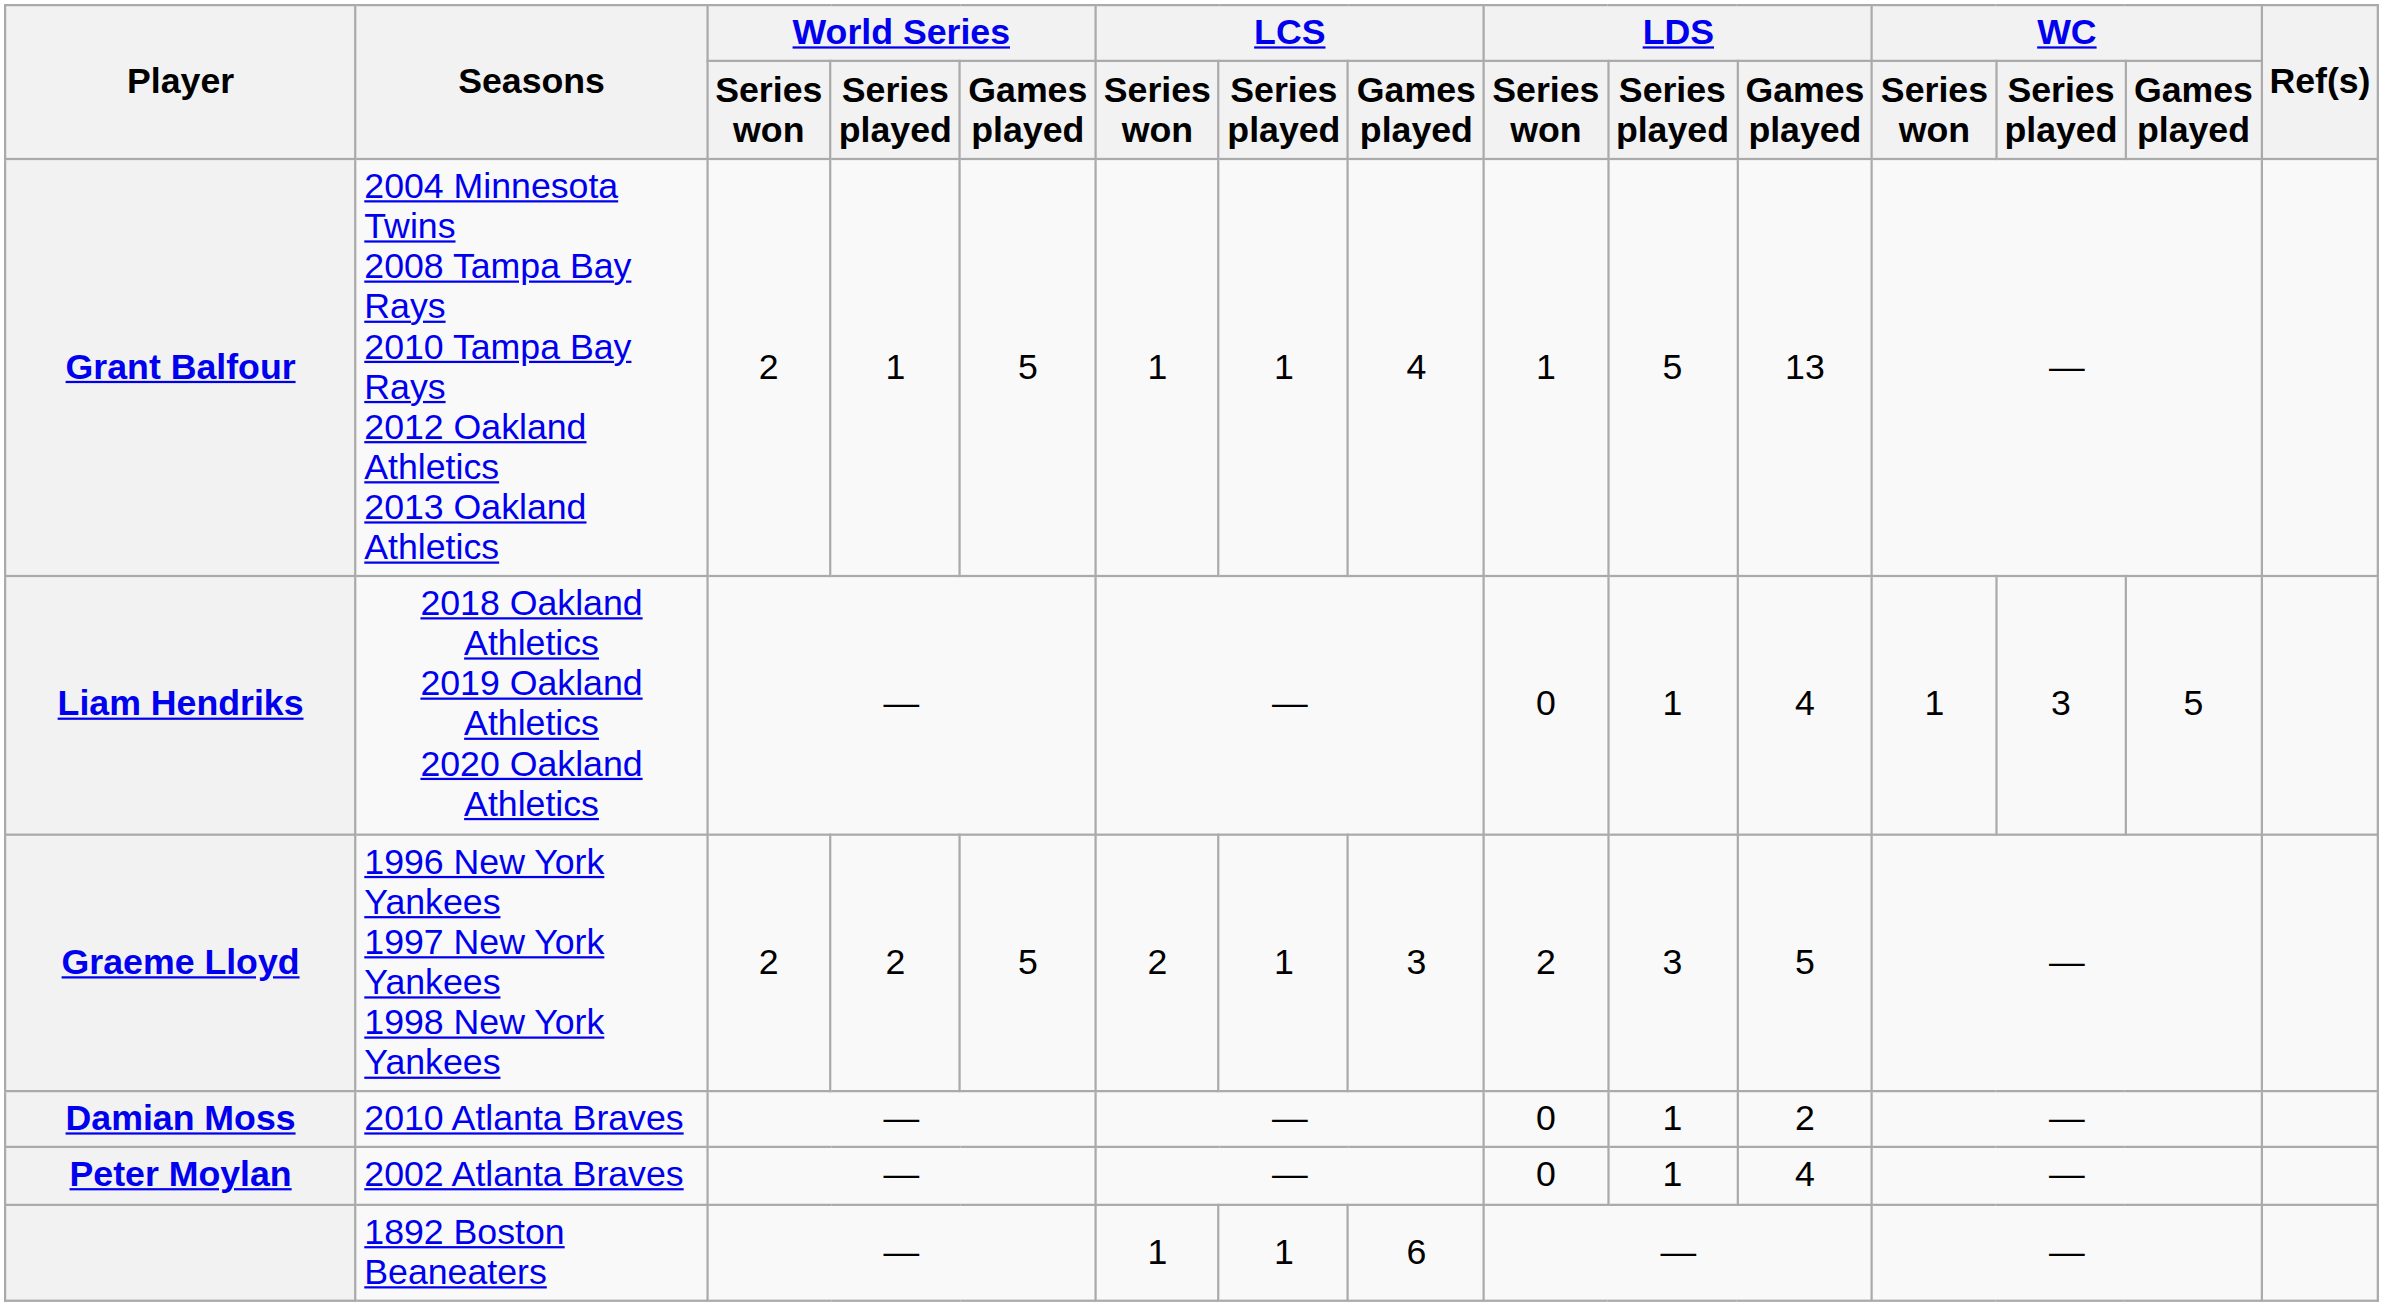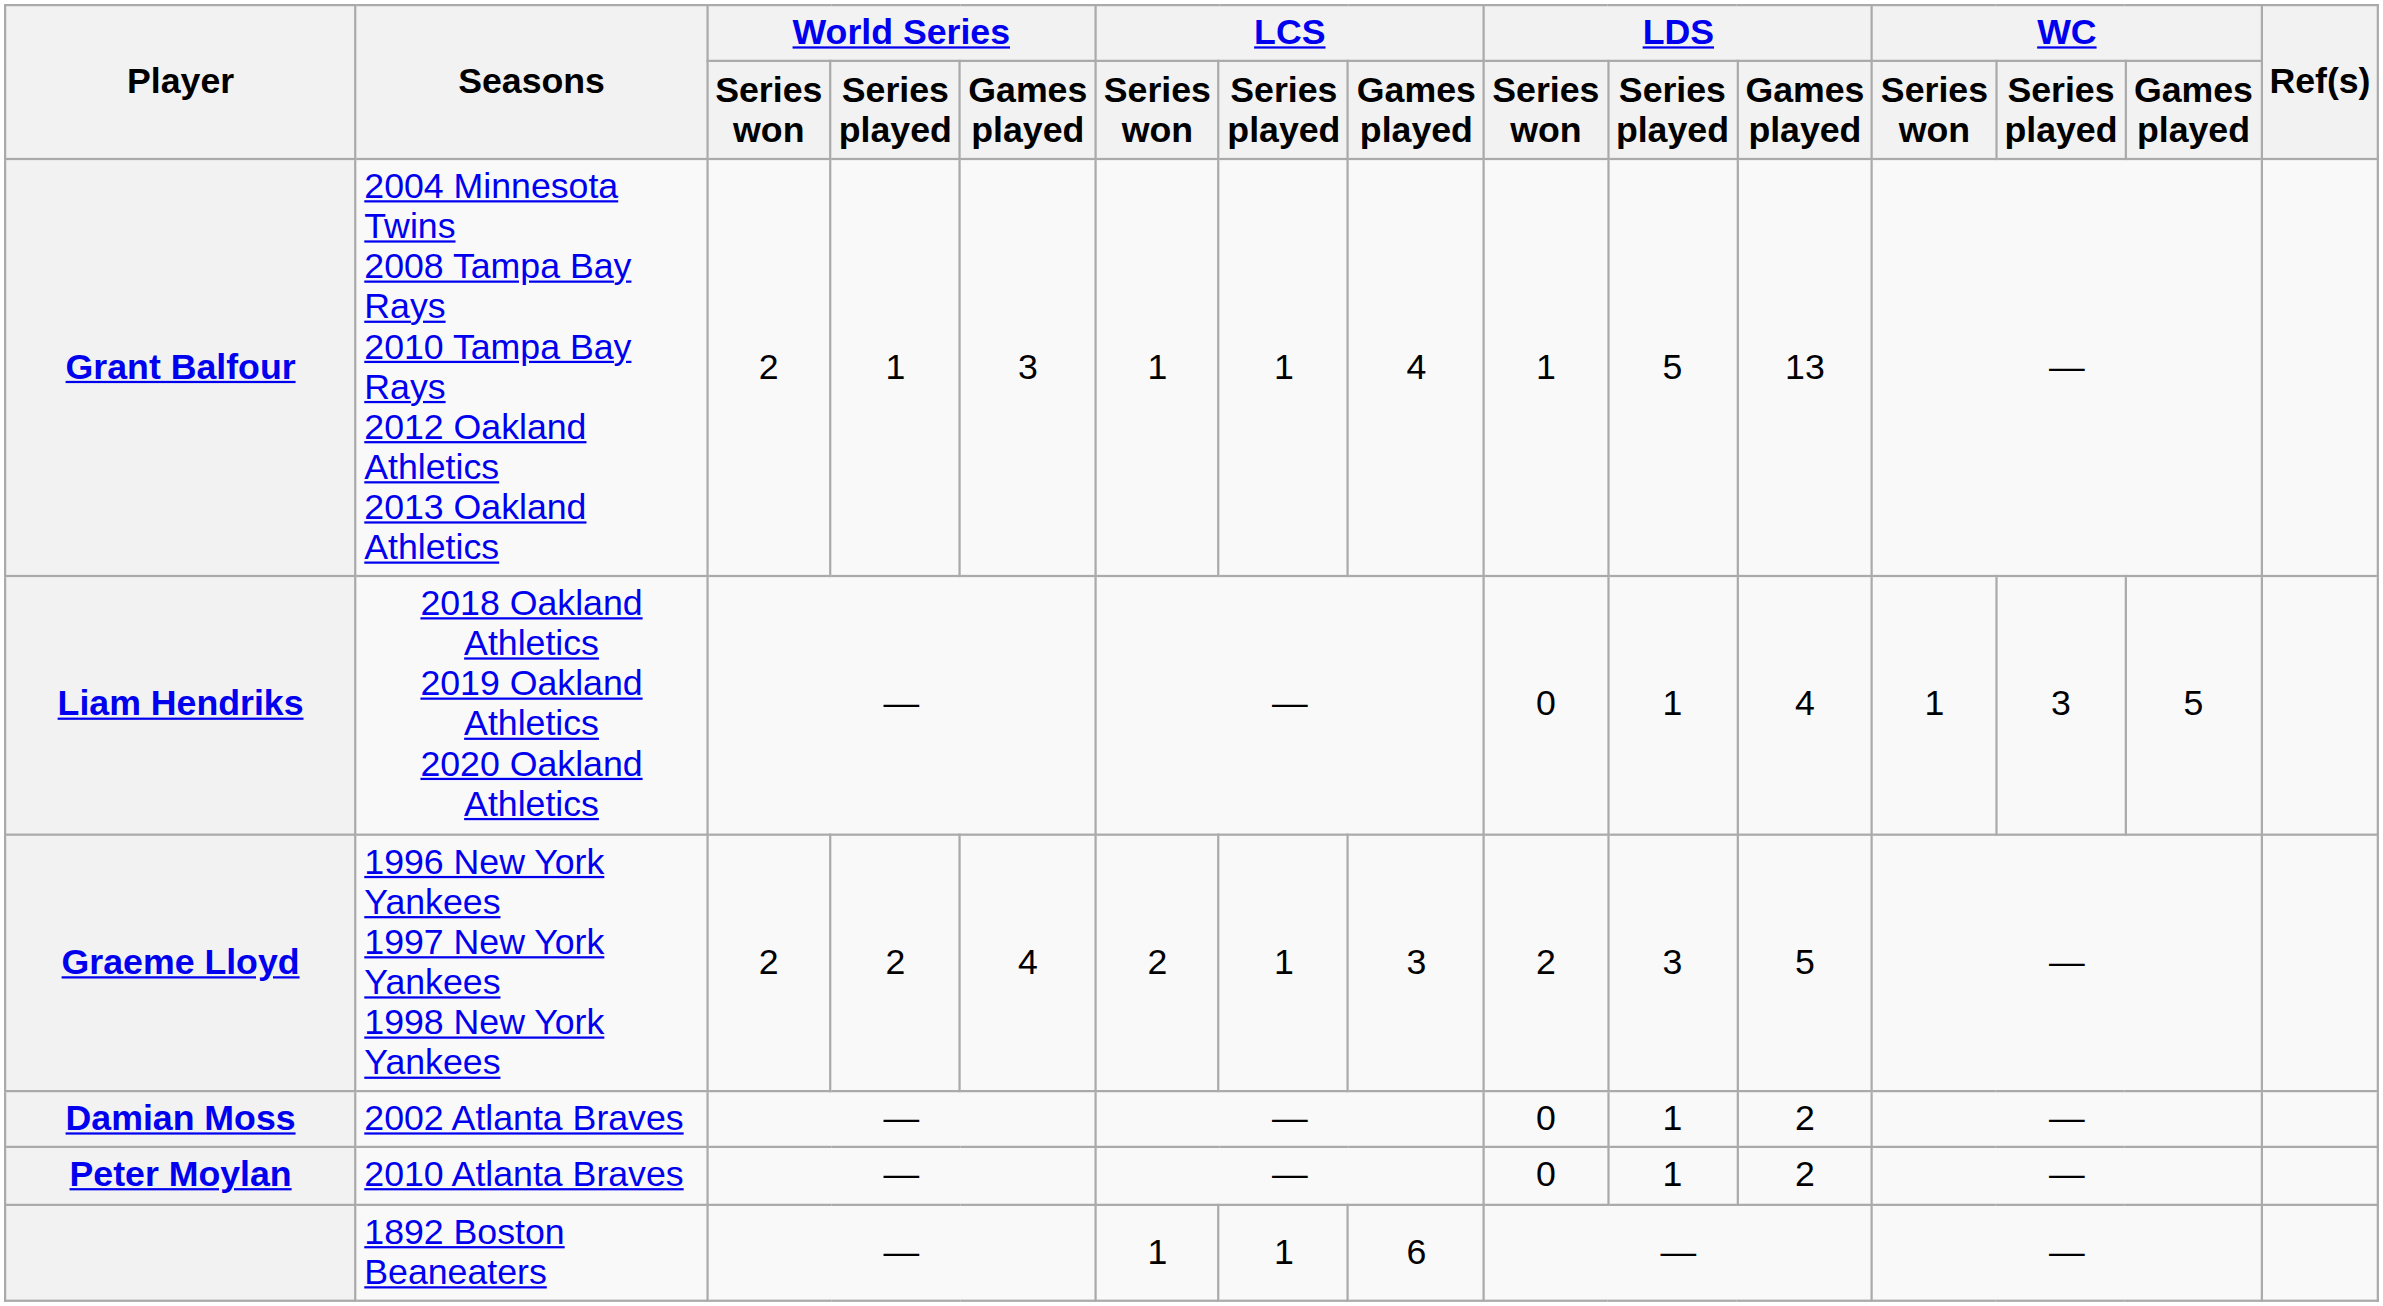(1028, 366) 5 -> (1028, 366) 3
(1028, 961) 5 -> (1028, 961) 4
(524, 1118) 2010 Atlanta Braves -> (524, 1118) 2002 Atlanta Braves
(524, 1175) 2002 Atlanta Braves -> (524, 1175) 2010 Atlanta Braves
(1805, 1175) 4 -> (1805, 1175) 2
